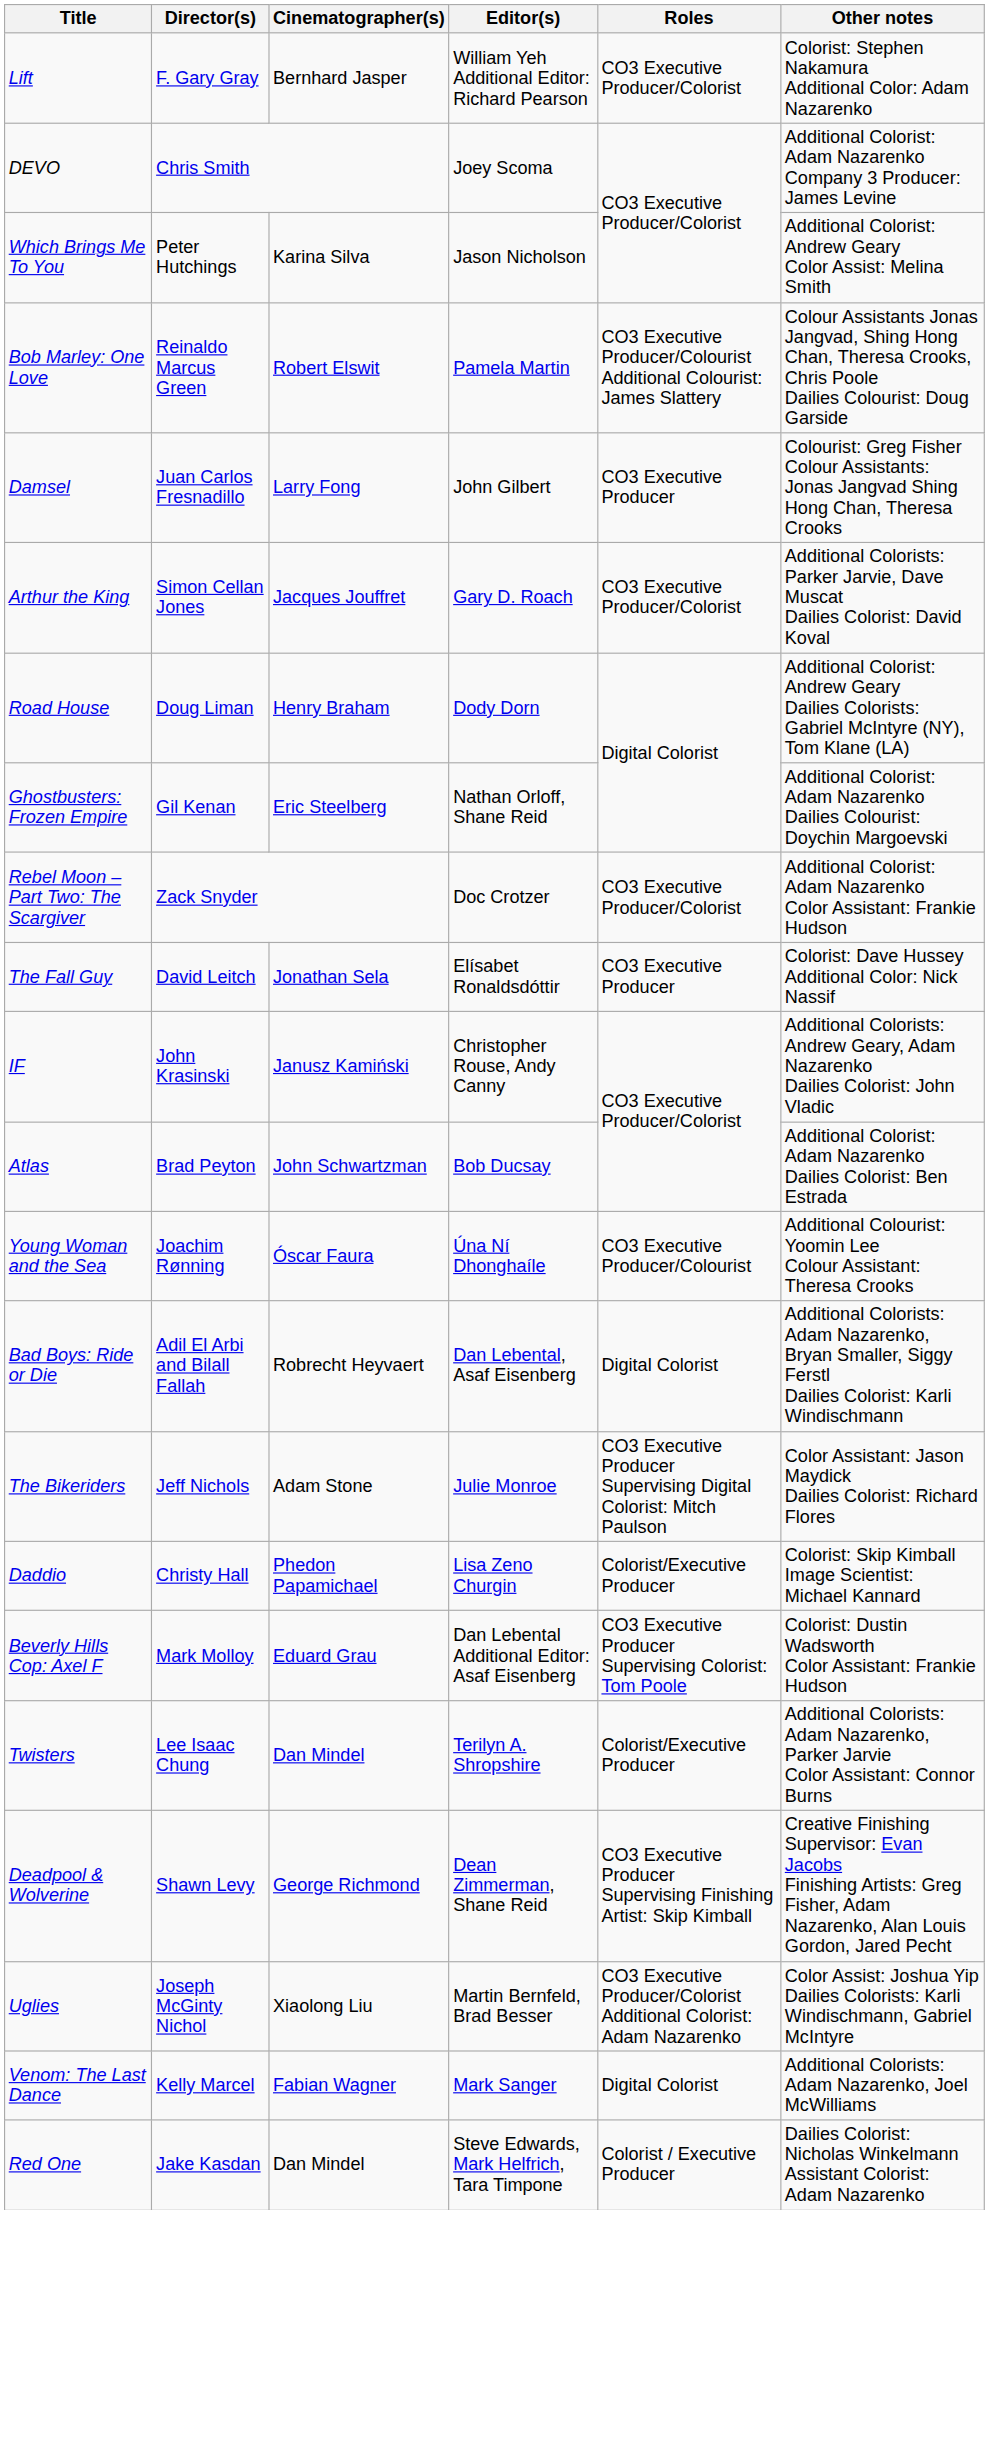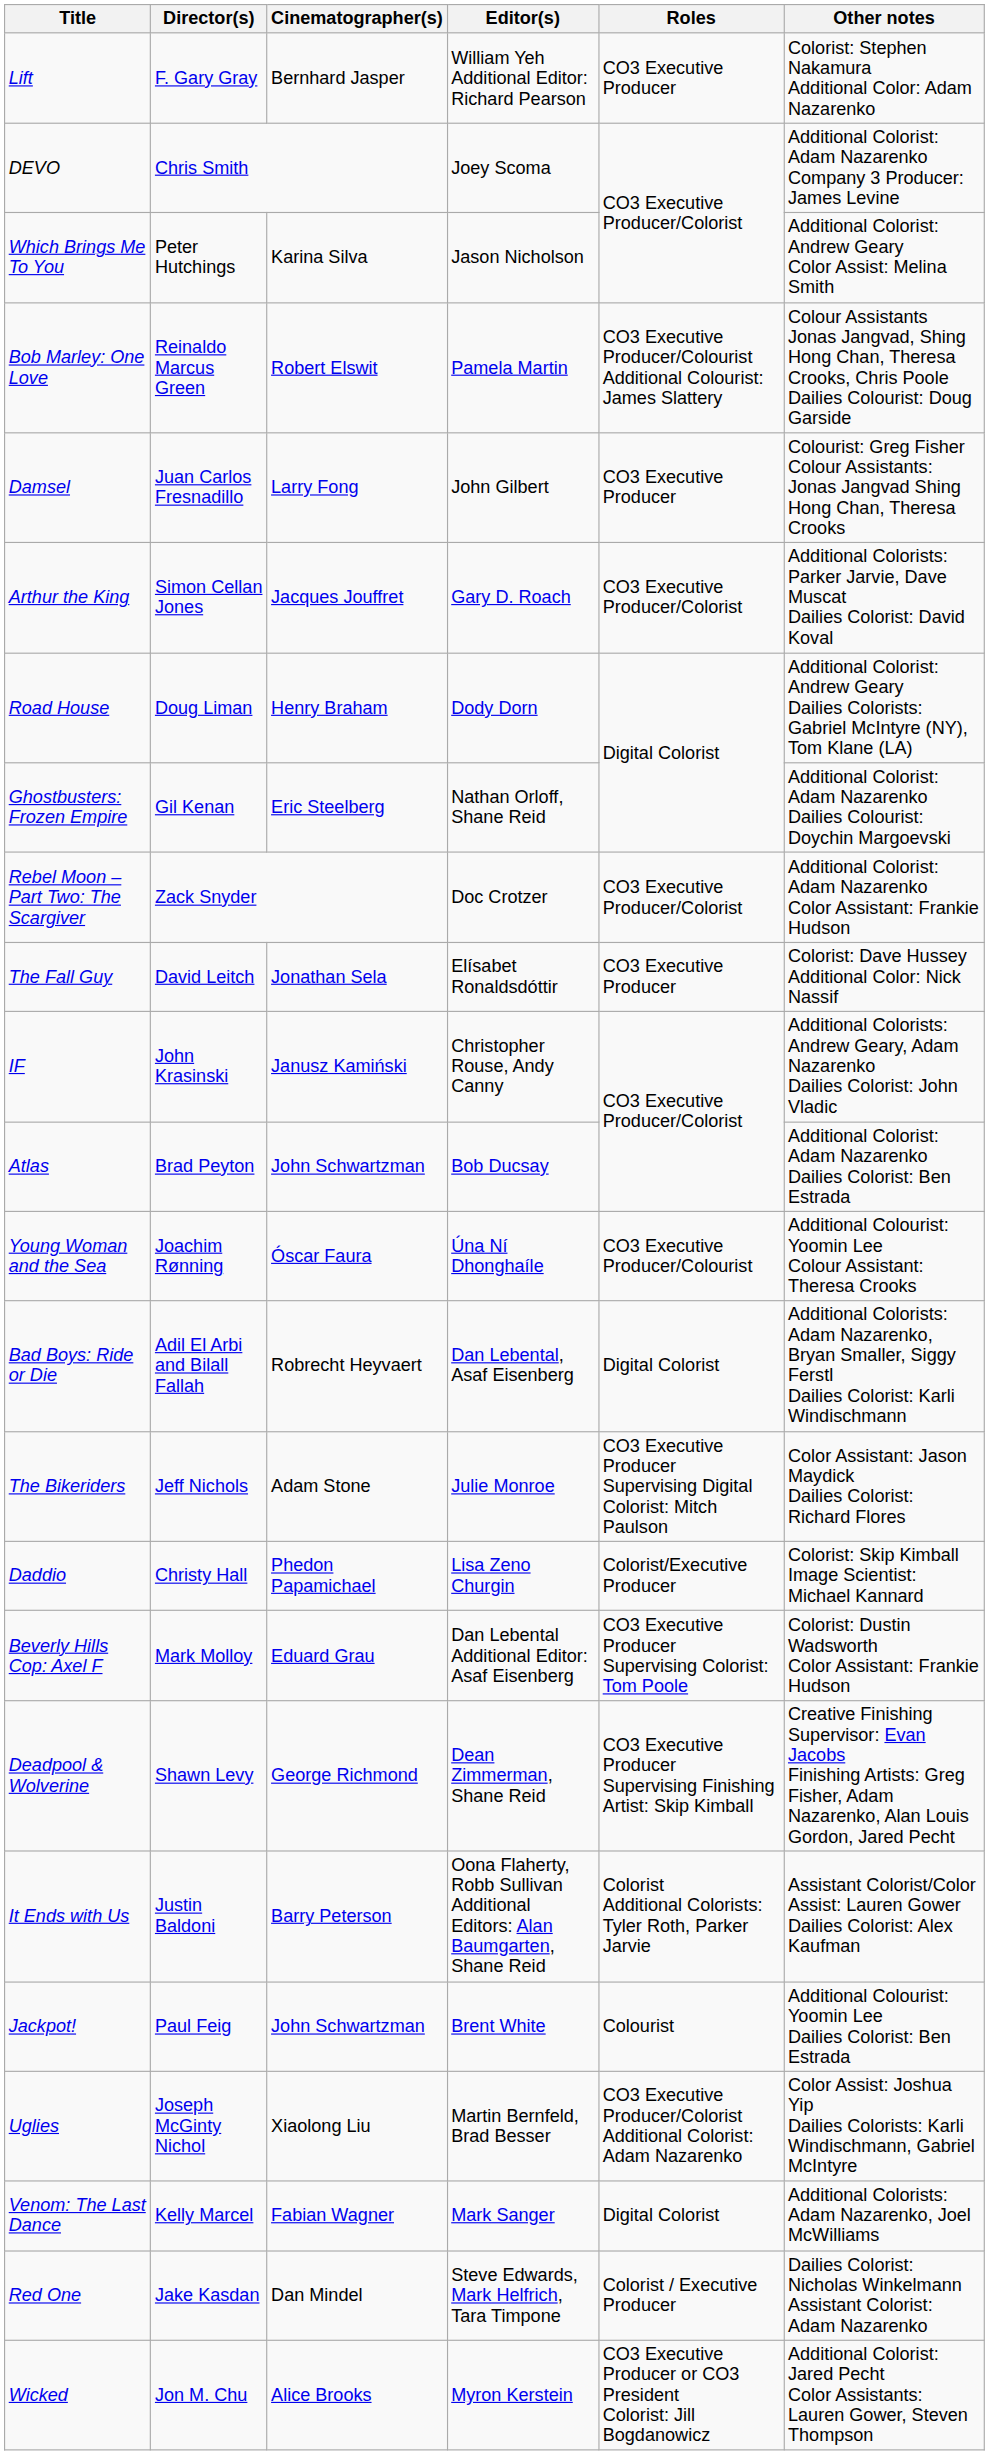(671, 78) CO3 Executive Producer/Colorist -> (663, 78) CO3 Executive Producer
- row: (42, 1755)
+ row: (69, 1916)
+ row: (42, 2026)
+ row: (38, 2395)
